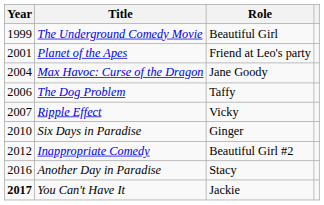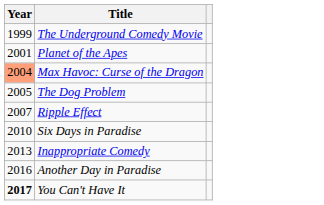- column: (260, 14)
(20, 72) no background -> (20, 72) lightsalmon background
(20, 92) 2006 -> (20, 92) 2005
(20, 151) 2012 -> (20, 151) 2013
